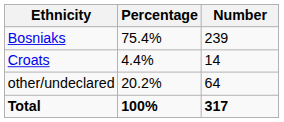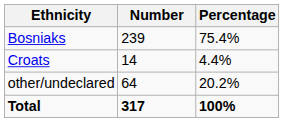columns swapped: (240, 15) <-> (160, 15)
